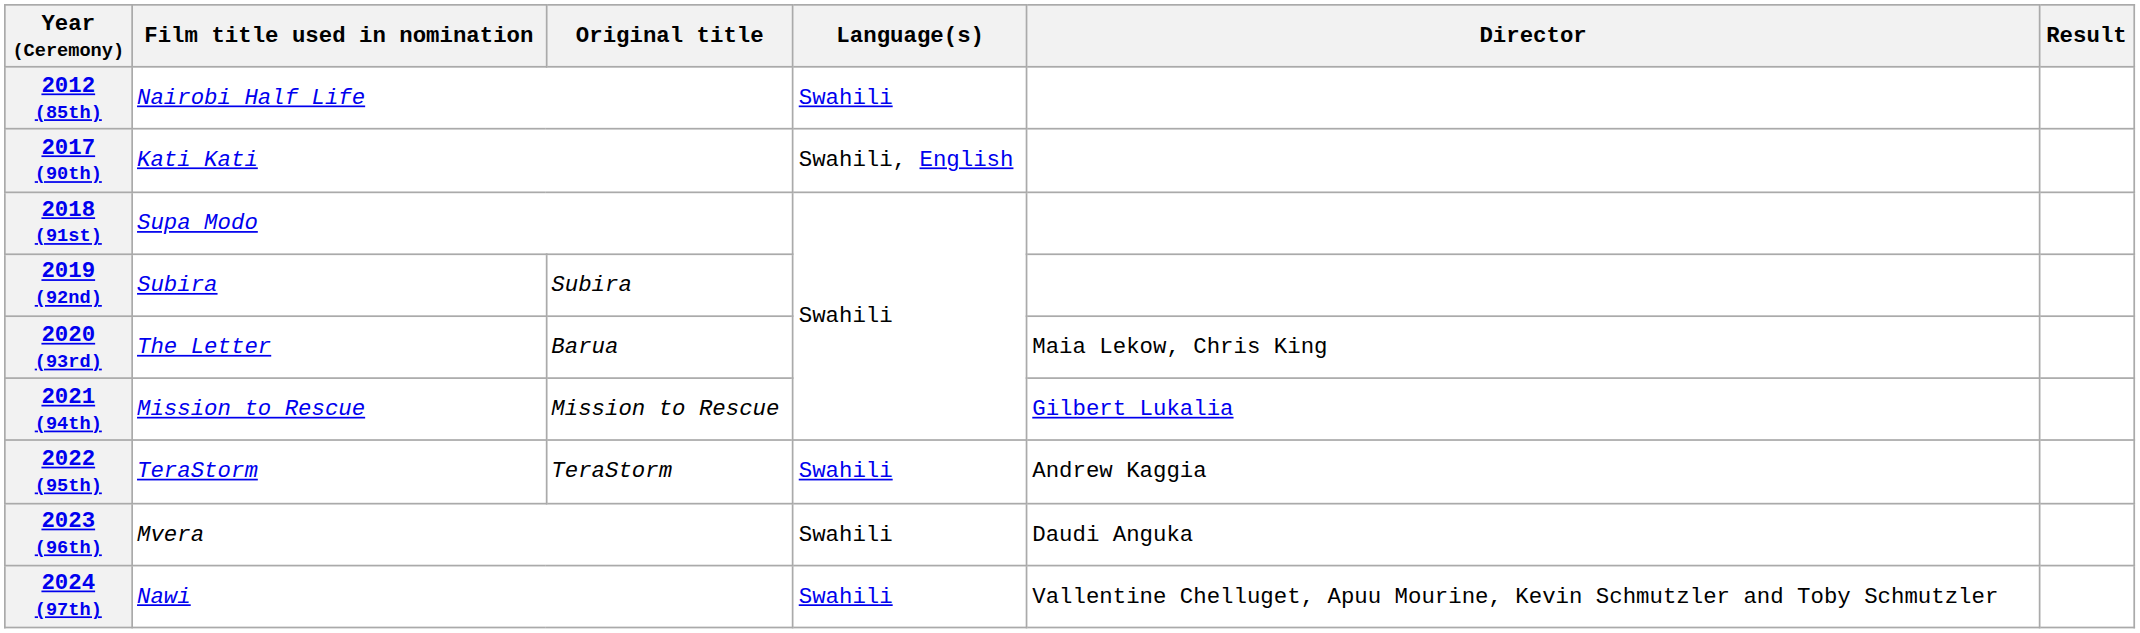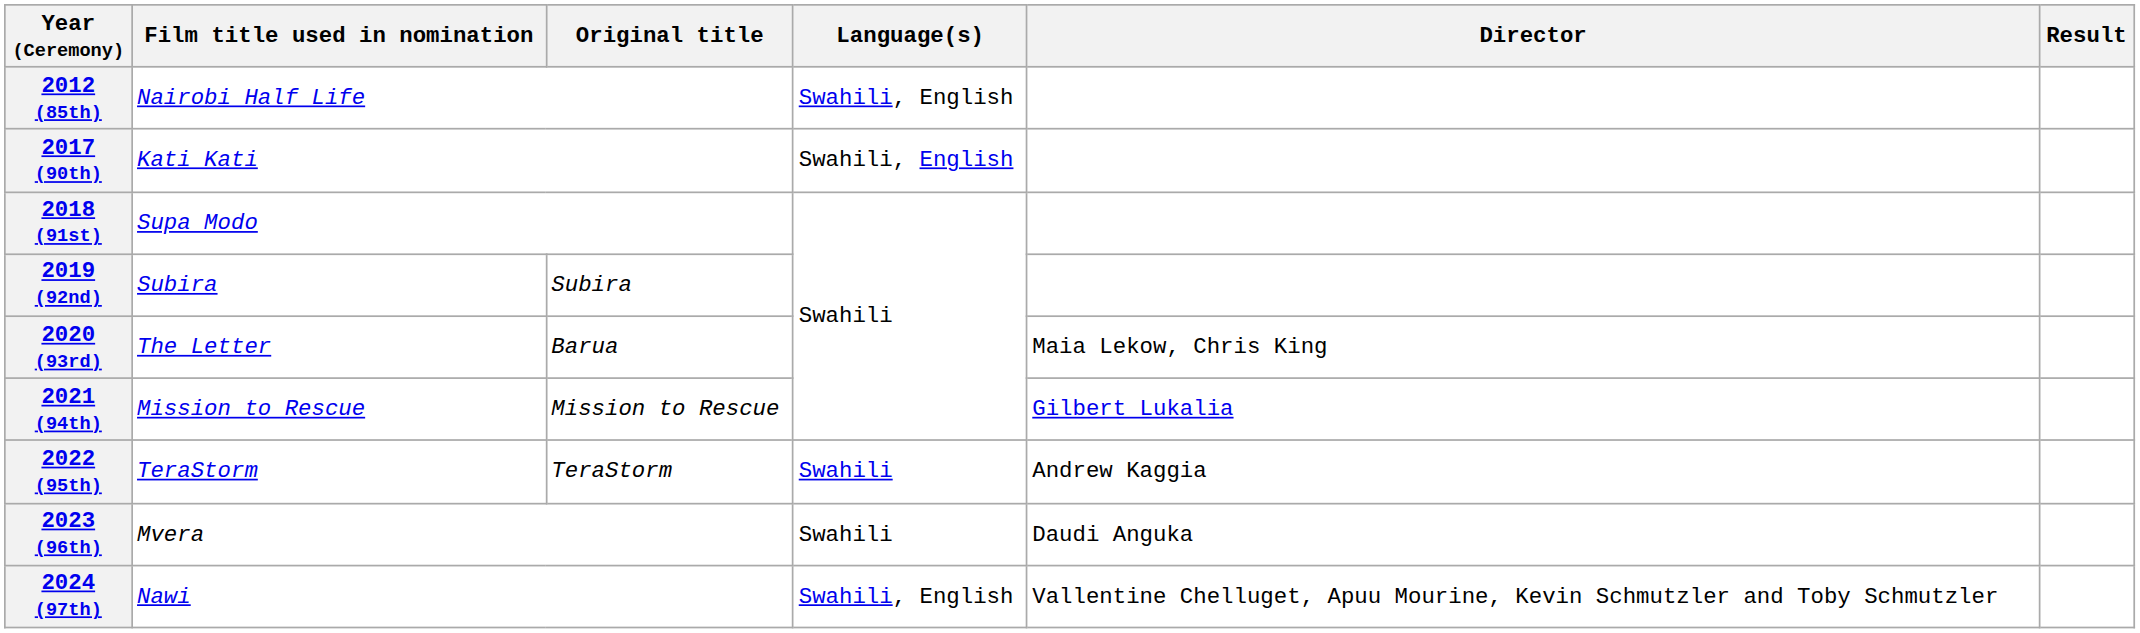(846, 98) Swahili -> (906, 98) Swahili, English
(846, 596) Swahili -> (906, 596) Swahili, English
